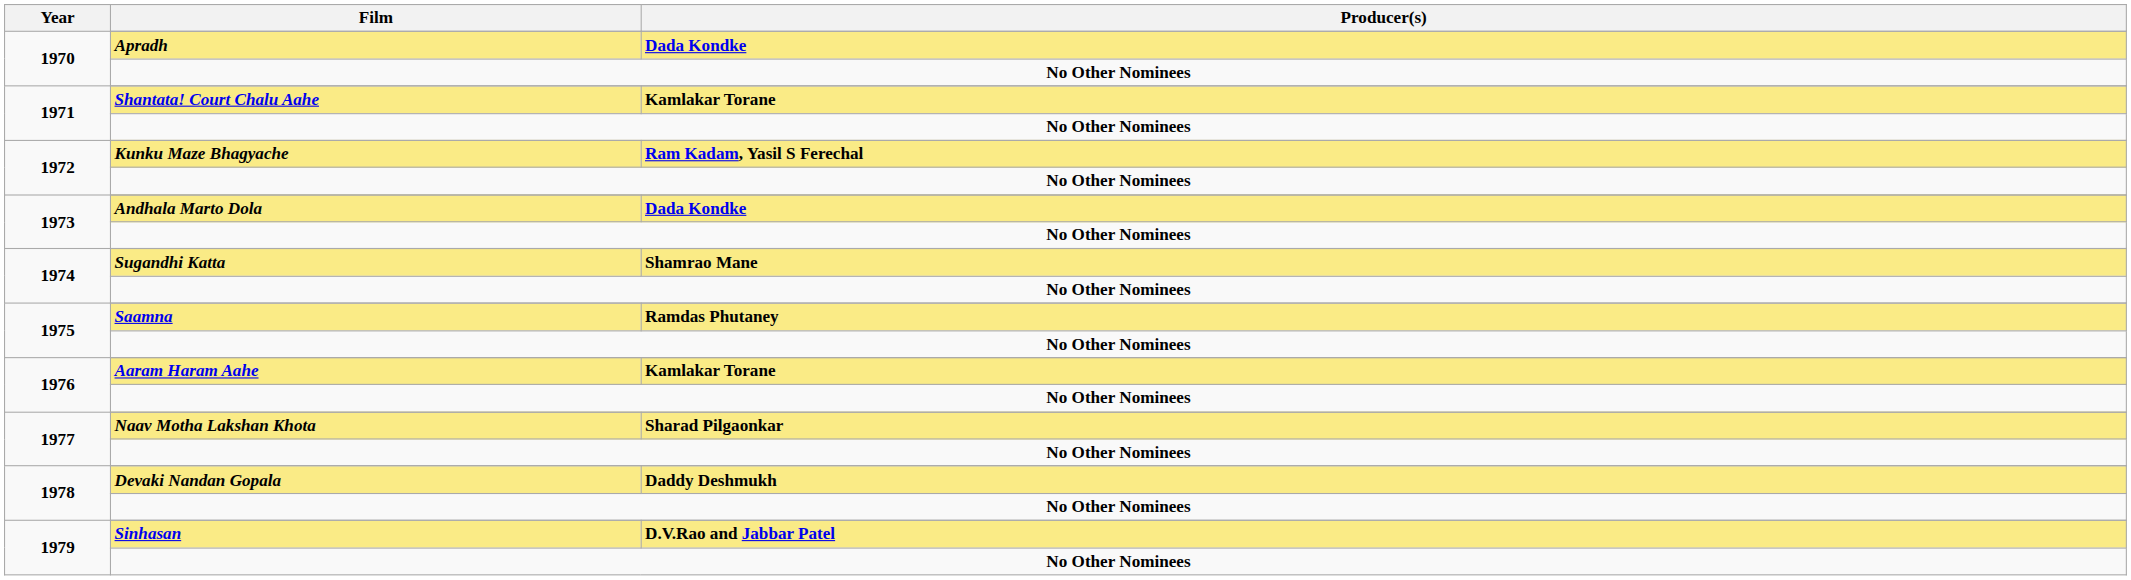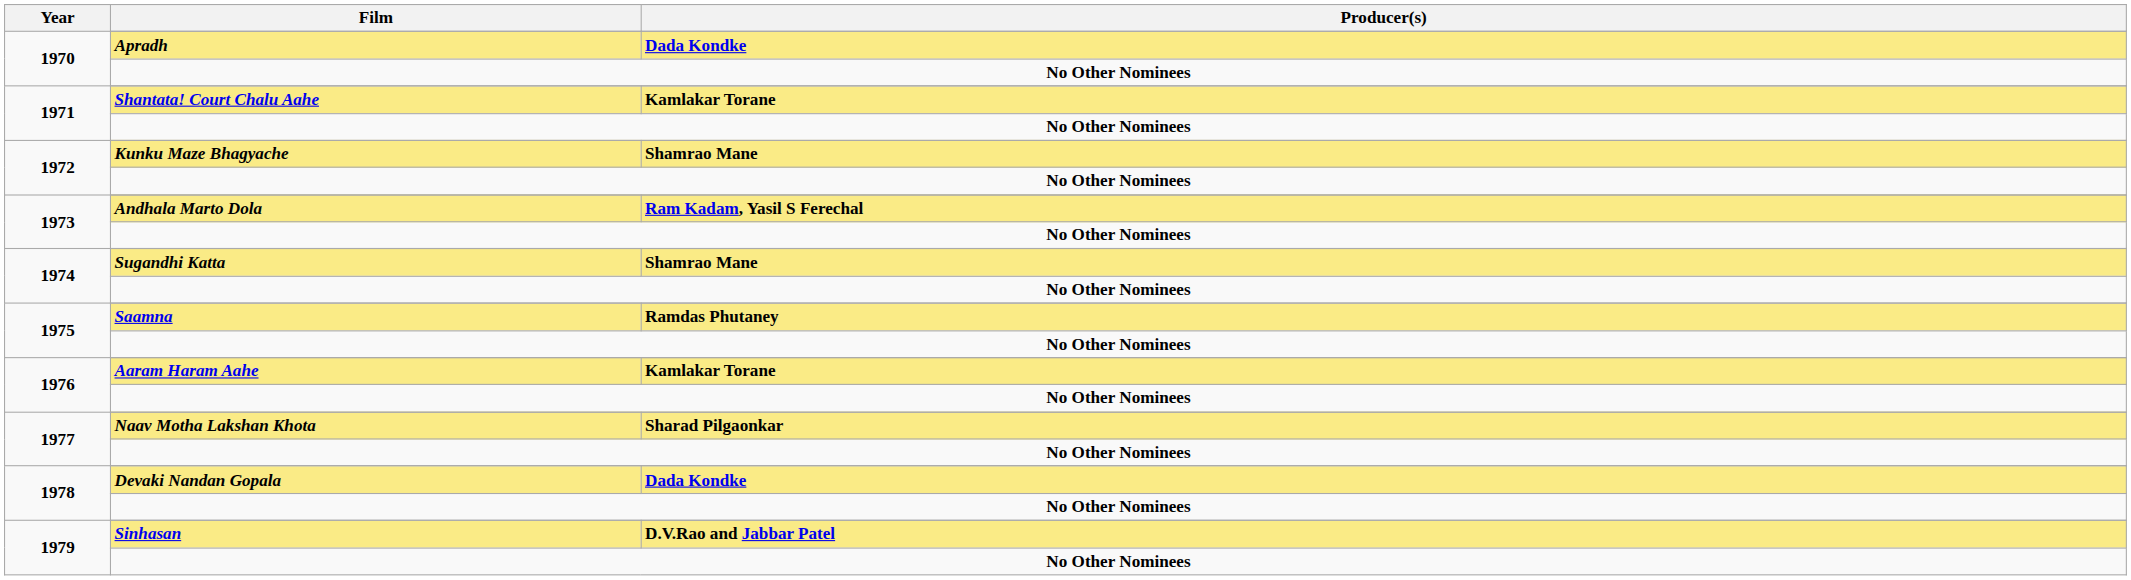(754, 153) Ram Kadam, Yasil S Ferechal -> (701, 153) Shamrao Mane
(696, 208) Dada Kondke -> (754, 208) Ram Kadam, Yasil S Ferechal
(711, 479) Daddy Deshmukh -> (696, 479) Dada Kondke
